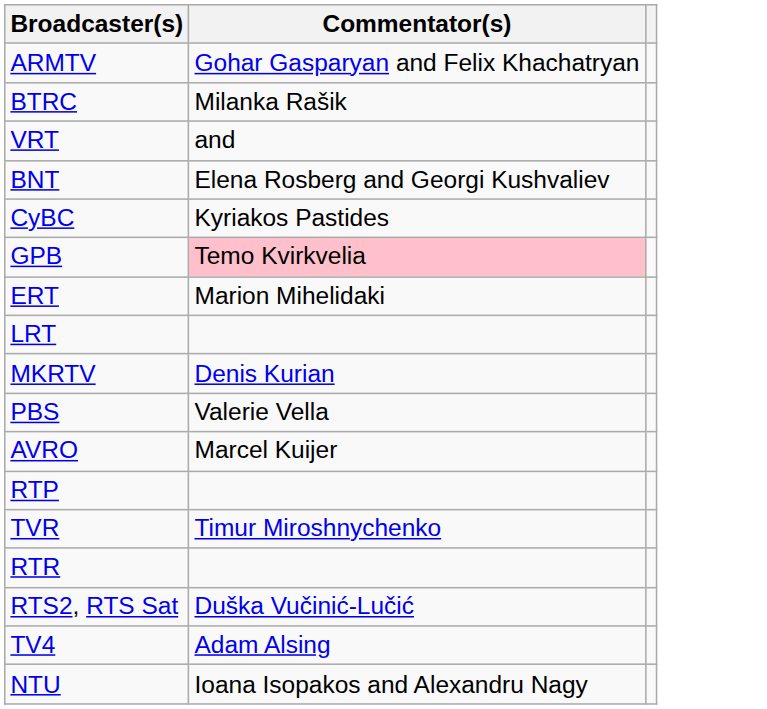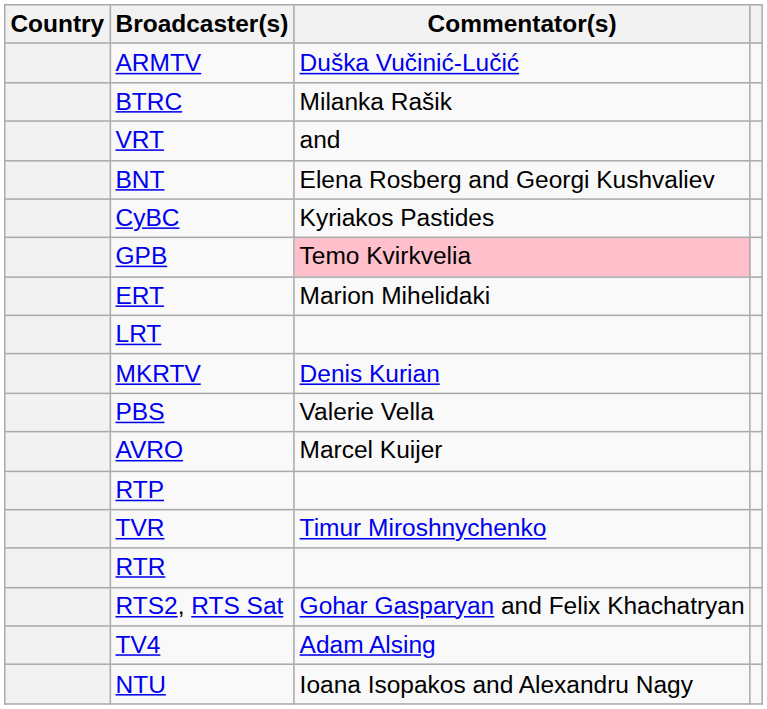+ column: (57, 23)
(417, 62) Gohar Gasparyan and Felix Khachatryan -> (409, 62) Duška Vučinić-Lučić
(304, 606) Duška Vučinić-Lučić -> (522, 606) Gohar Gasparyan and Felix Khachatryan
